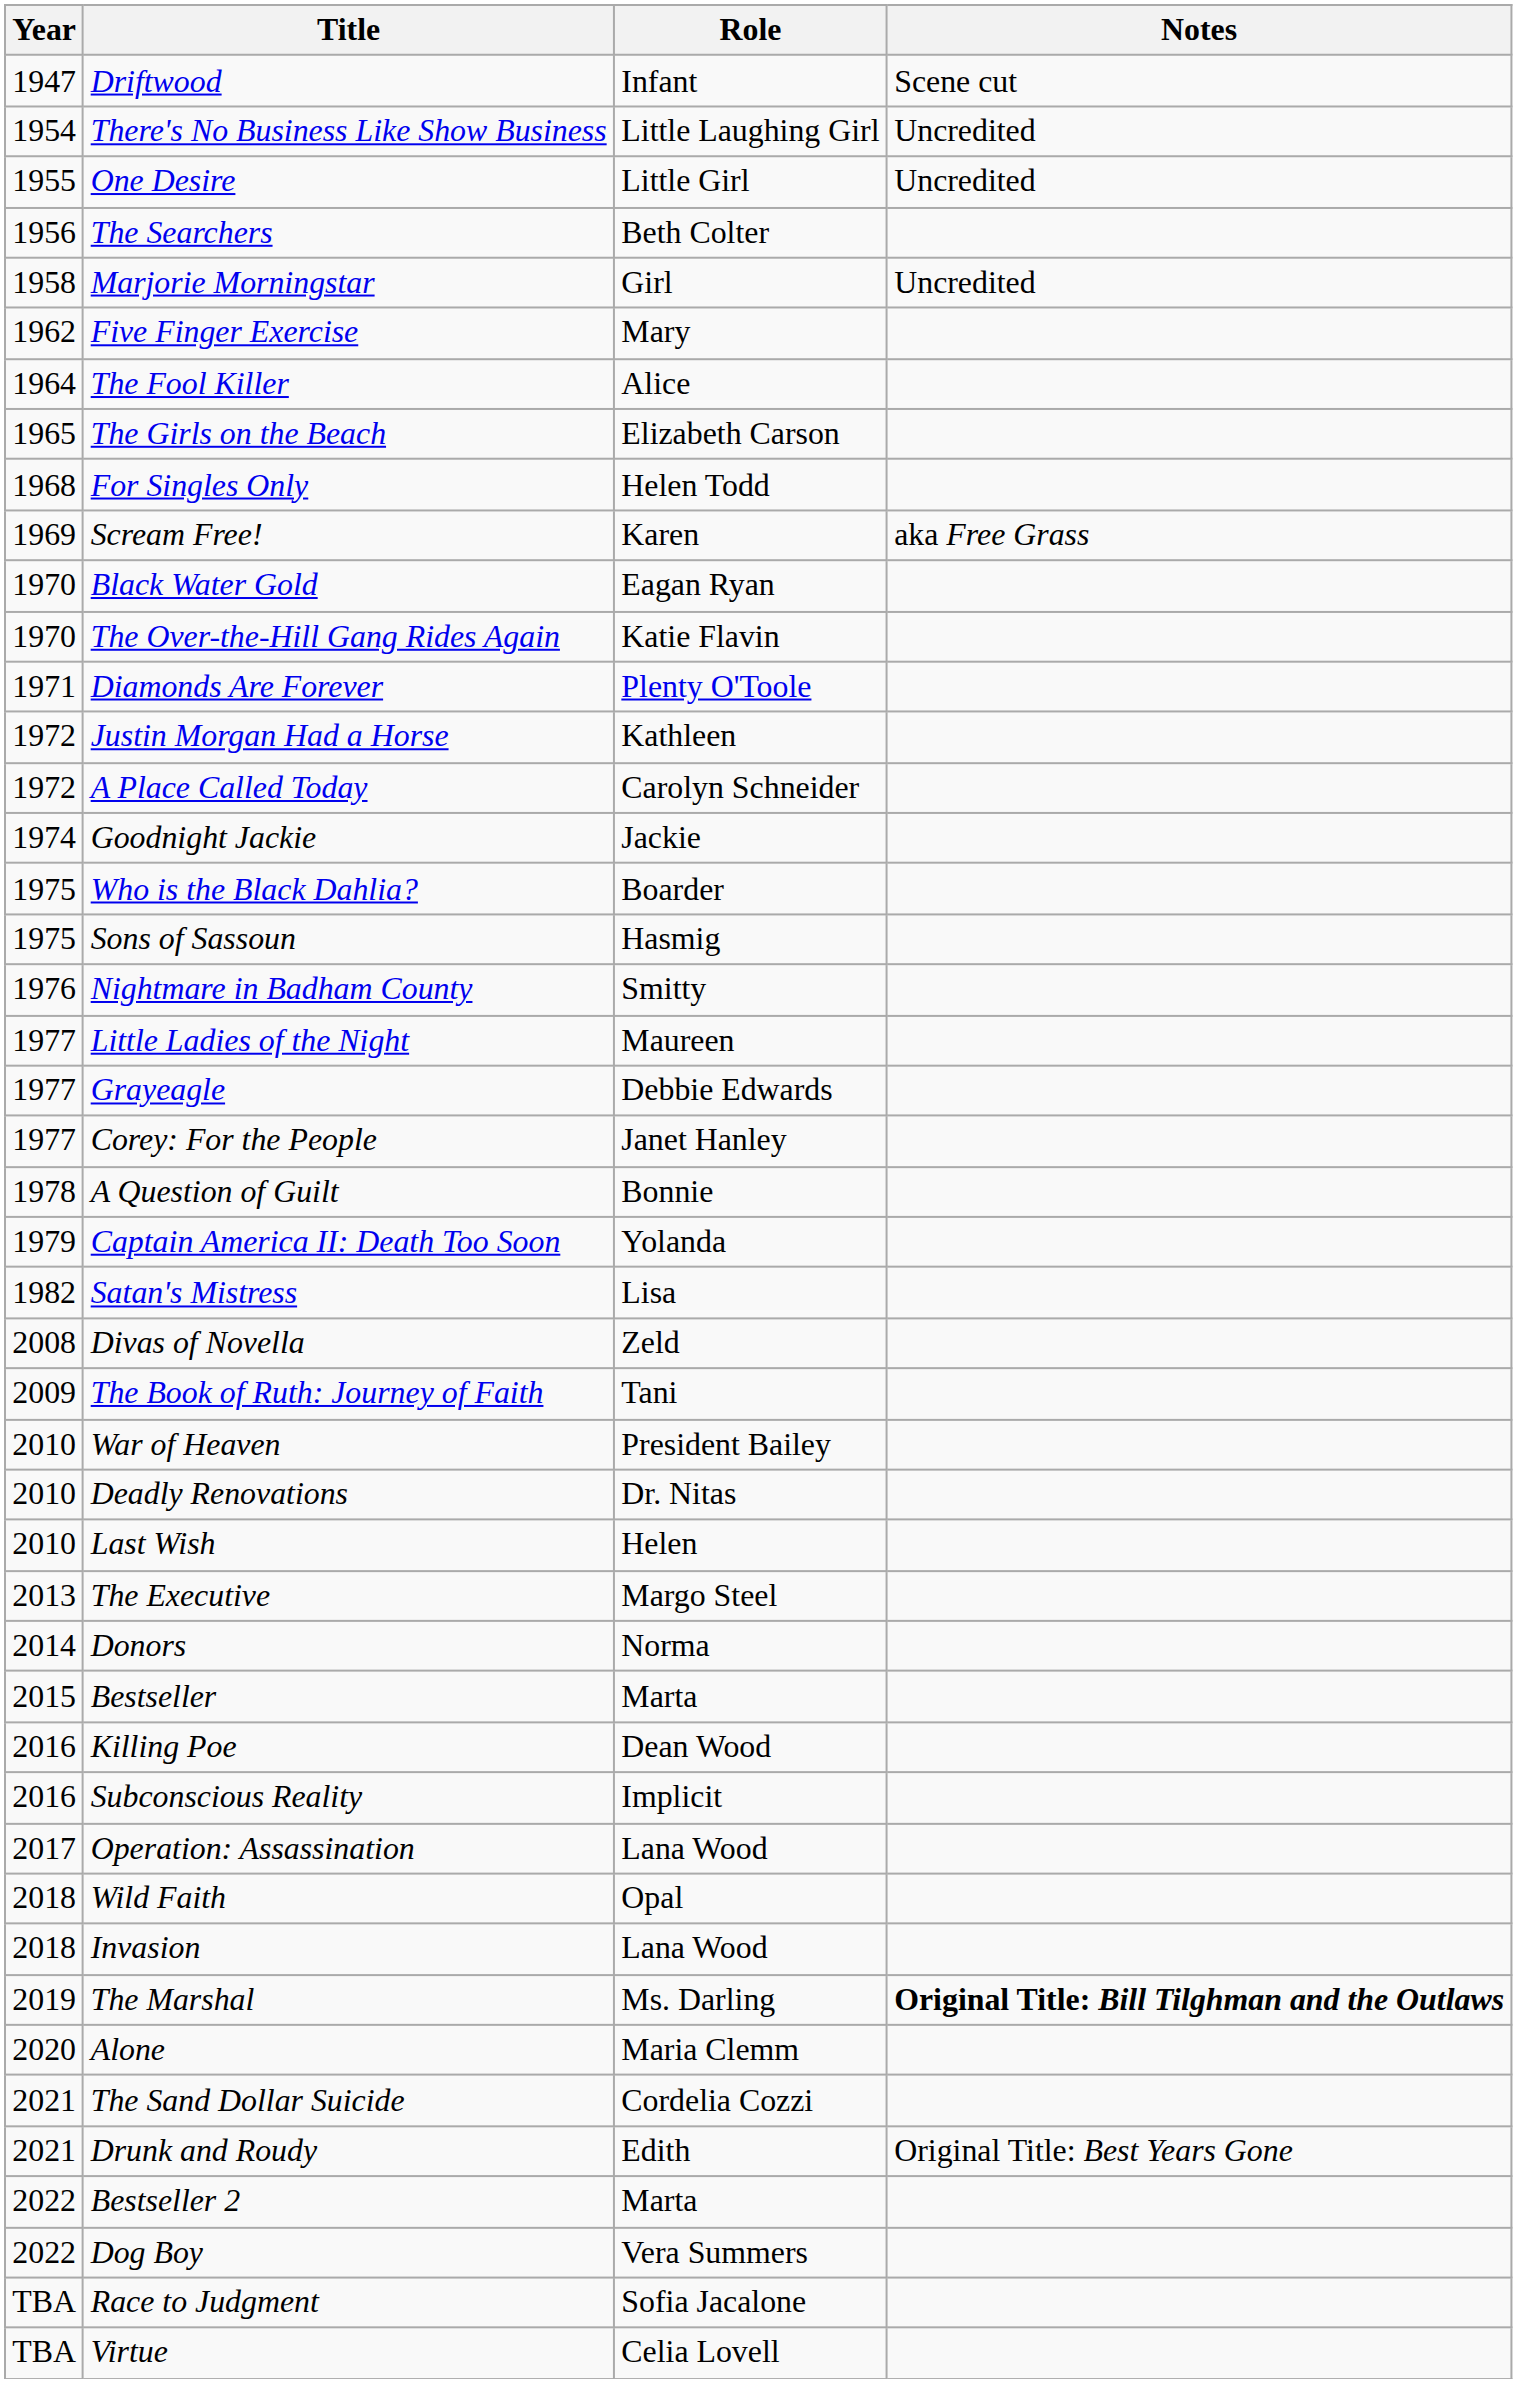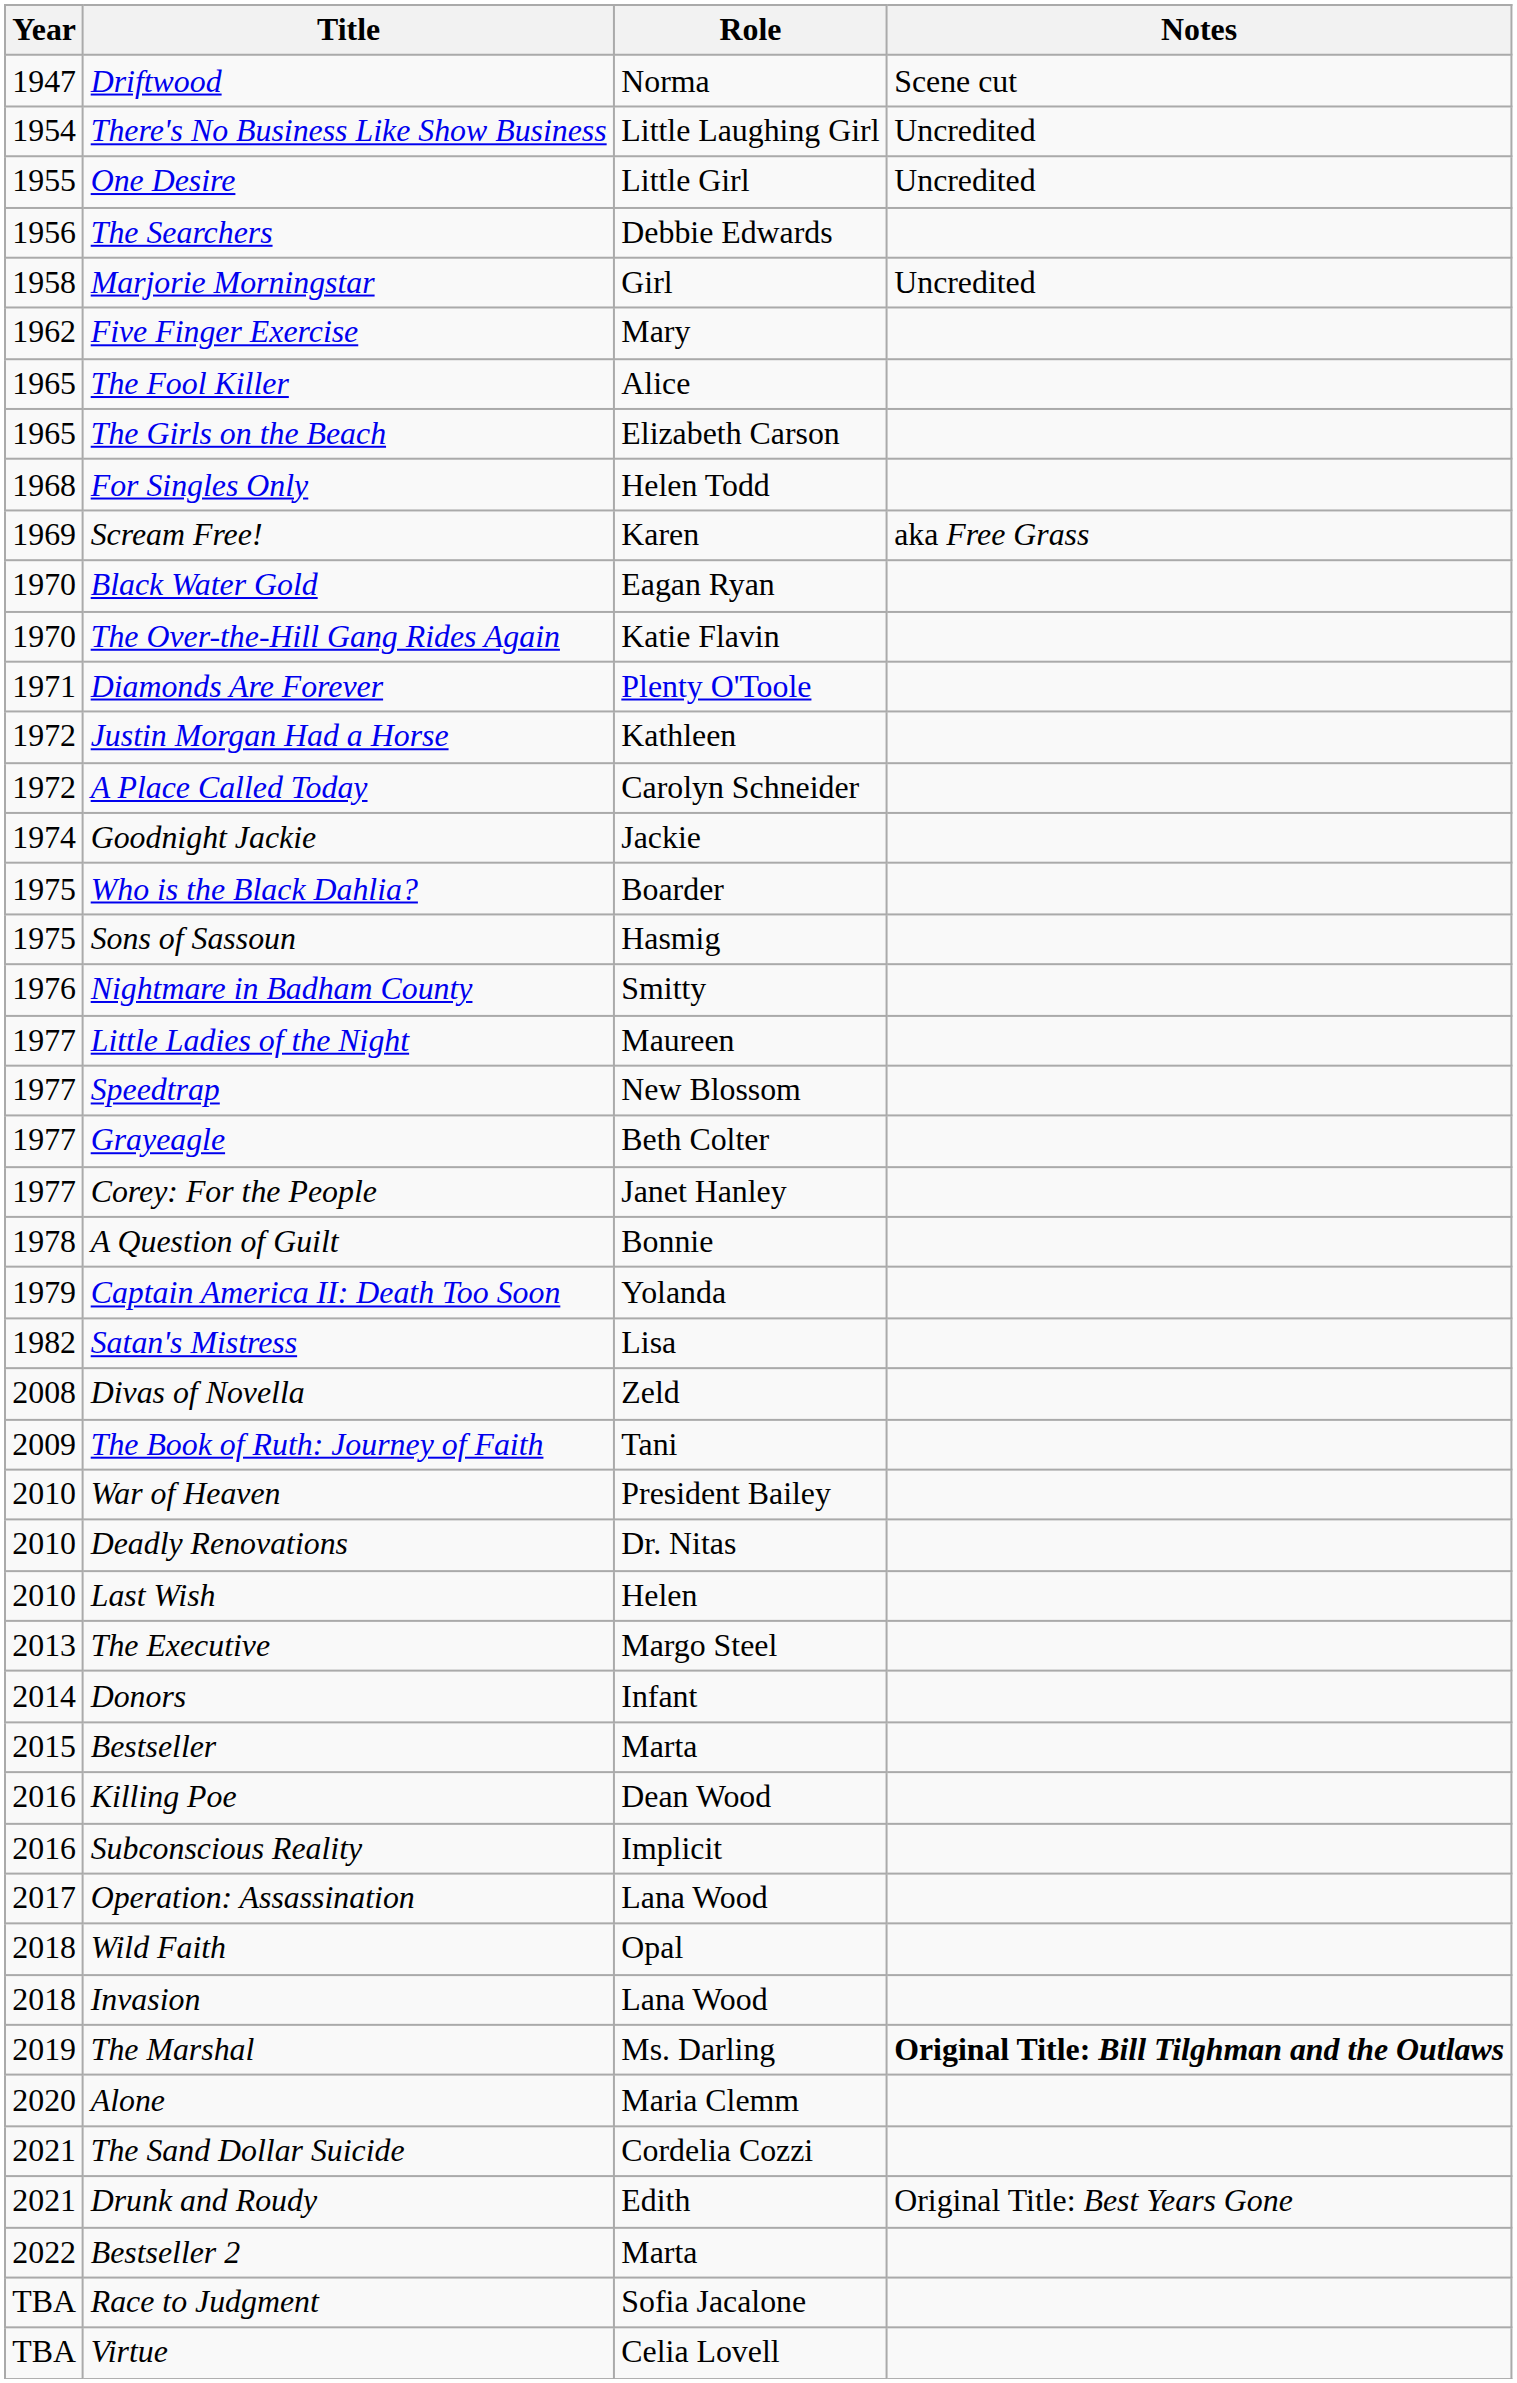(659, 80) Infant -> (666, 80) Norma
(695, 231) Beth Colter -> (727, 231) Debbie Edwards
(44, 383) 1964 -> (44, 383) 1965
+ row: (155, 1090)
(727, 1090) Debbie Edwards -> (695, 1140) Beth Colter
(666, 1645) Norma -> (659, 1696) Infant
- row: (147, 2251)
